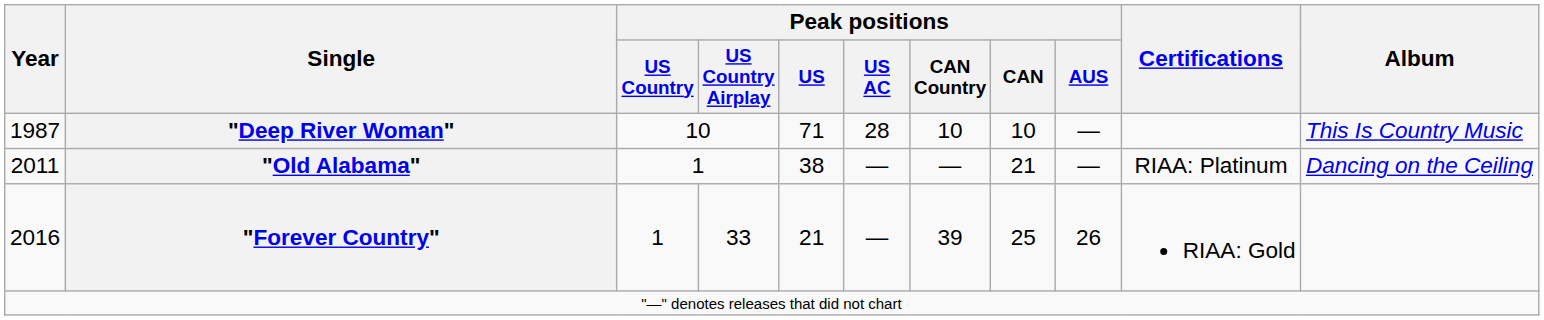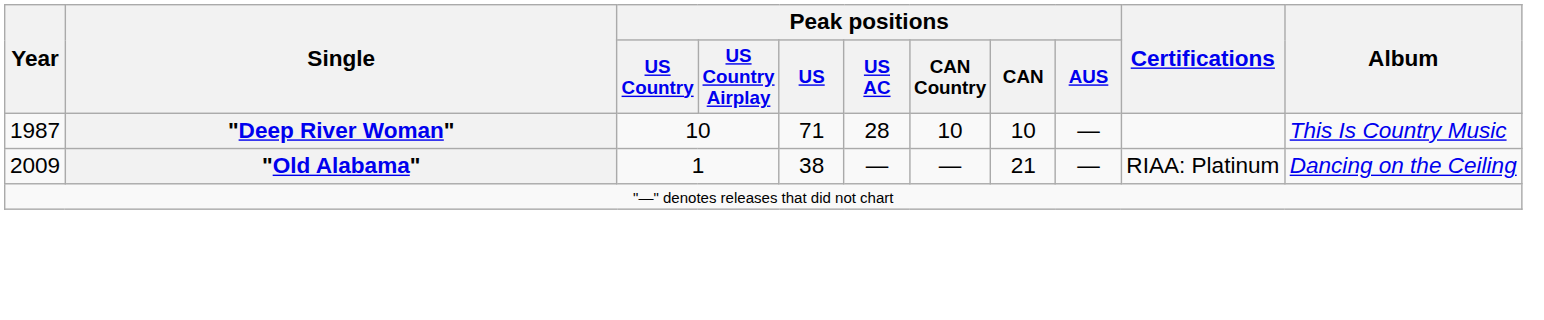(35, 166) 2011 -> (35, 166) 2009
- row: (341, 237)
